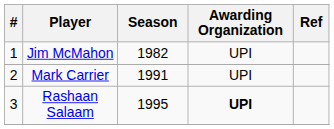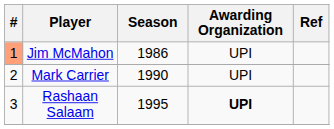(14, 53) no background -> (14, 53) lightsalmon background
(153, 53) 1982 -> (153, 53) 1986
(153, 75) 1991 -> (153, 75) 1990
